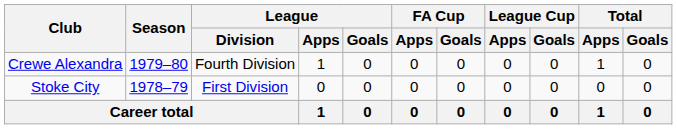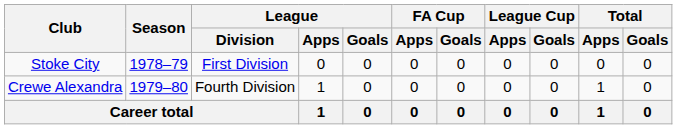rows swapped: (65, 87) <-> (65, 64)
